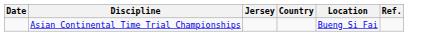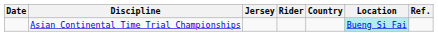+ column: (291, 11)
(348, 25) no background -> (377, 25) paleturquoise background
